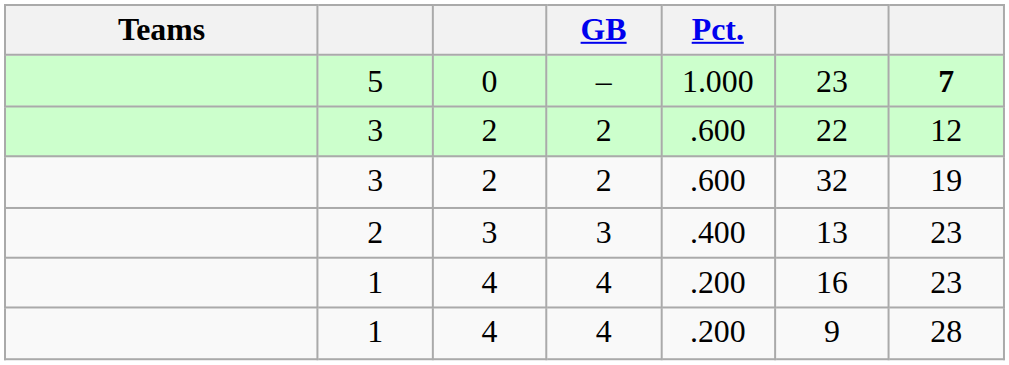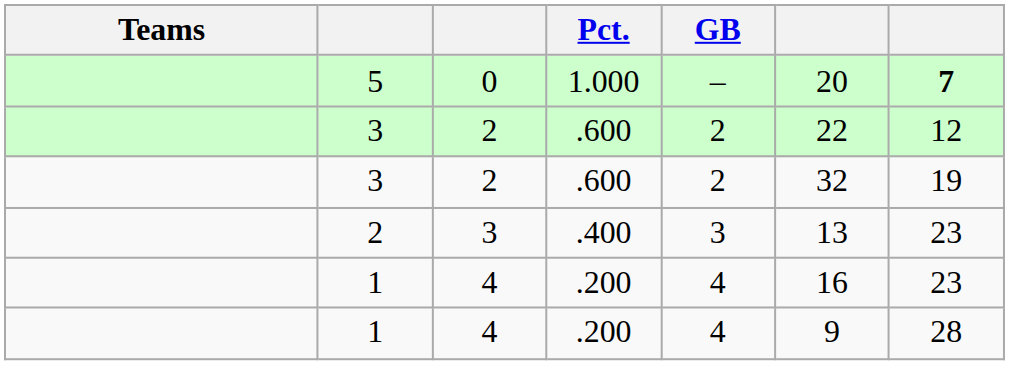columns swapped: (718, 29) <-> (604, 29)
(832, 80) 23 -> (832, 80) 20
